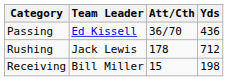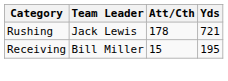- row: (30, 31)
(210, 49) 712 -> (210, 31) 721
(210, 67) 198 -> (210, 49) 195
